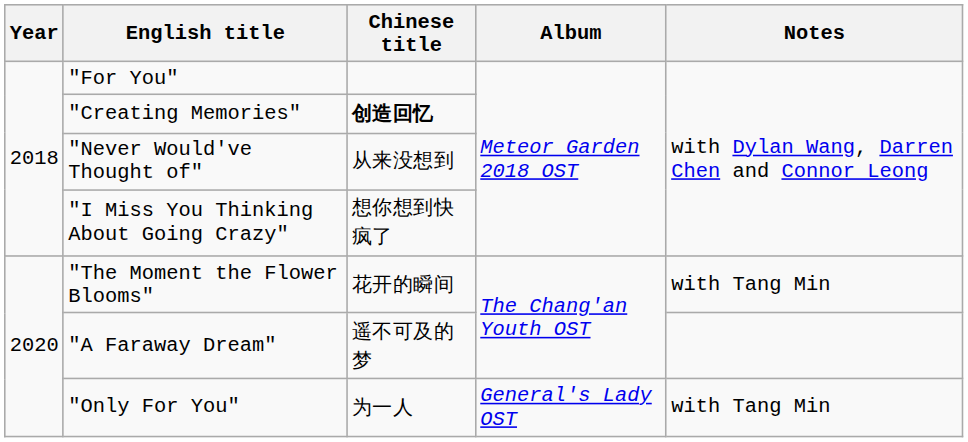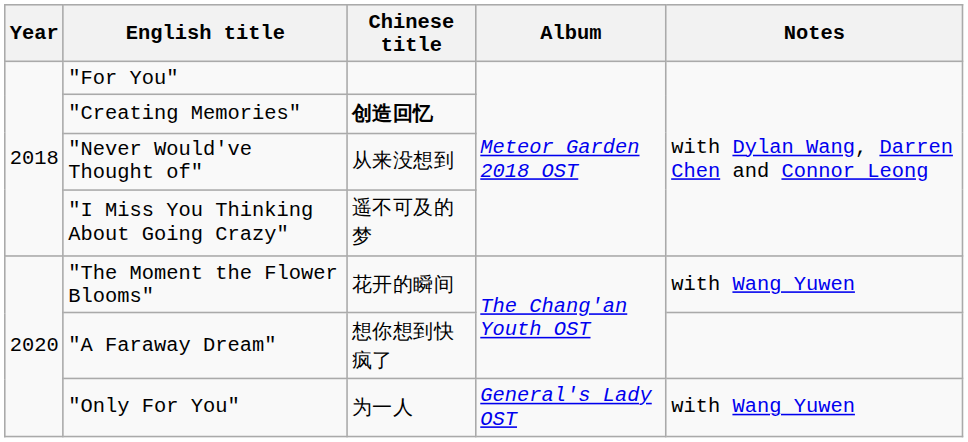(403, 224) 想你想到快疯了 -> (403, 224) 遥不可及的梦
(751, 284) with Tang Min -> (763, 284) with Wang Yuwen
(403, 347) 遥不可及的梦 -> (403, 347) 想你想到快疯了
(751, 407) with Tang Min -> (763, 407) with Wang Yuwen
